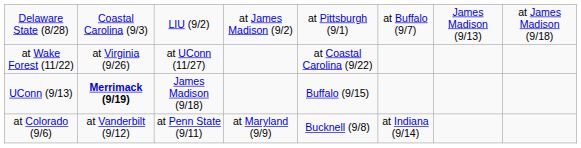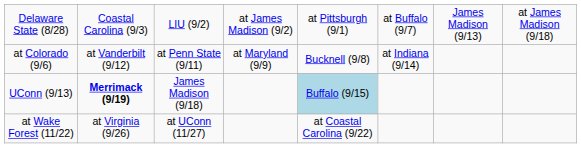rows swapped: (41, 128) <-> (41, 59)
(338, 93) no background -> (338, 93) lightblue background
